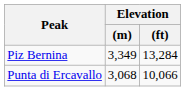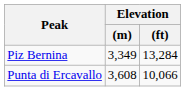(122, 75) 3,068 -> (122, 75) 3,608
